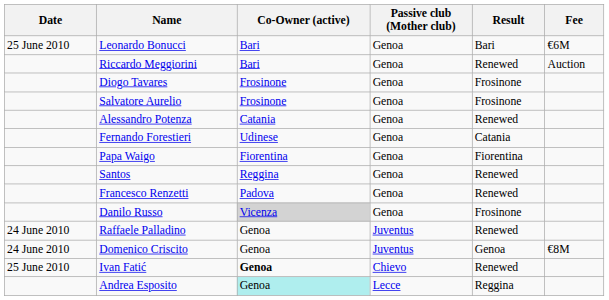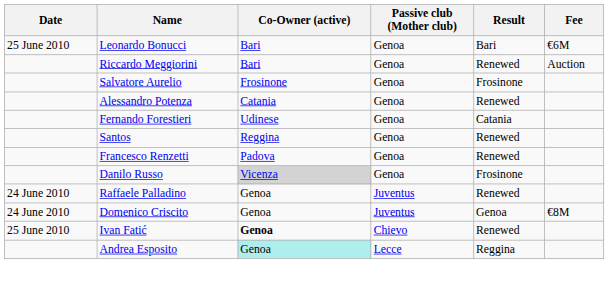- row: (133, 82)
- row: (127, 156)
